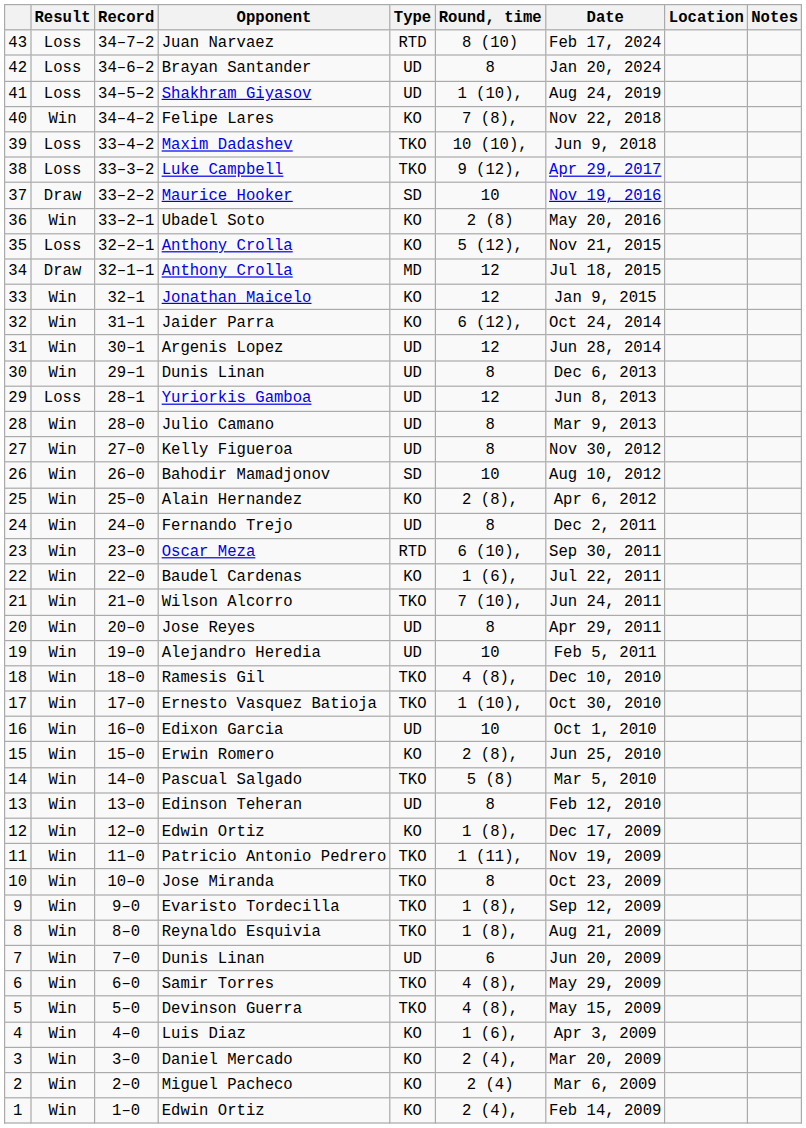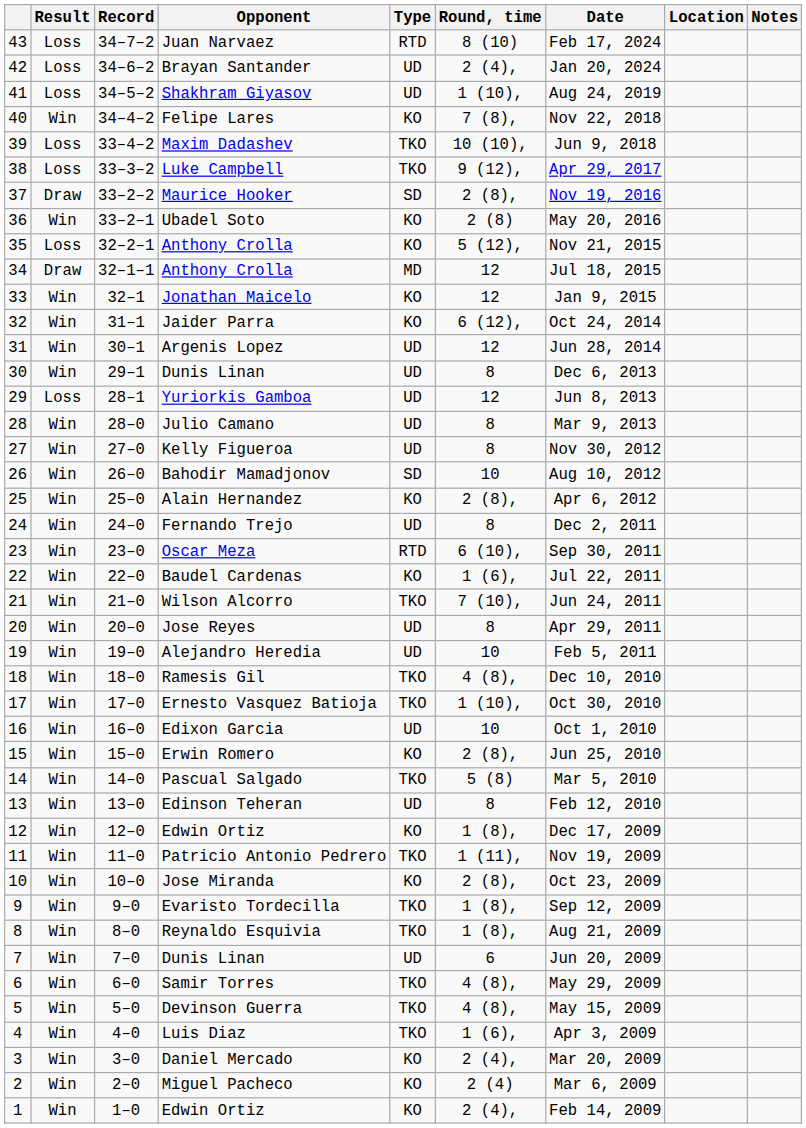(490, 68) 8 -> (490, 68) 2 (4),
(490, 195) 10 -> (490, 195) 2 (8),
(413, 882) TKO -> (412, 882) KO
(490, 882) 8 -> (490, 882) 2 (8),
(412, 1034) KO -> (413, 1034) TKO
